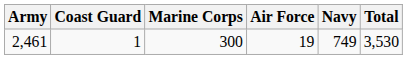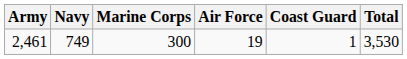columns swapped: (339, 16) <-> (98, 16)
